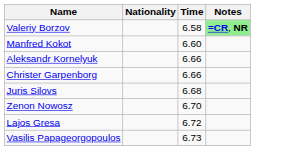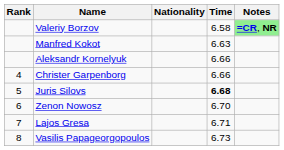+ column: (19, 12)
(192, 43) 6.60 -> (221, 43) 6.63
(192, 91) normal -> (221, 91) bold
(192, 122) 6.72 -> (221, 122) 6.71
